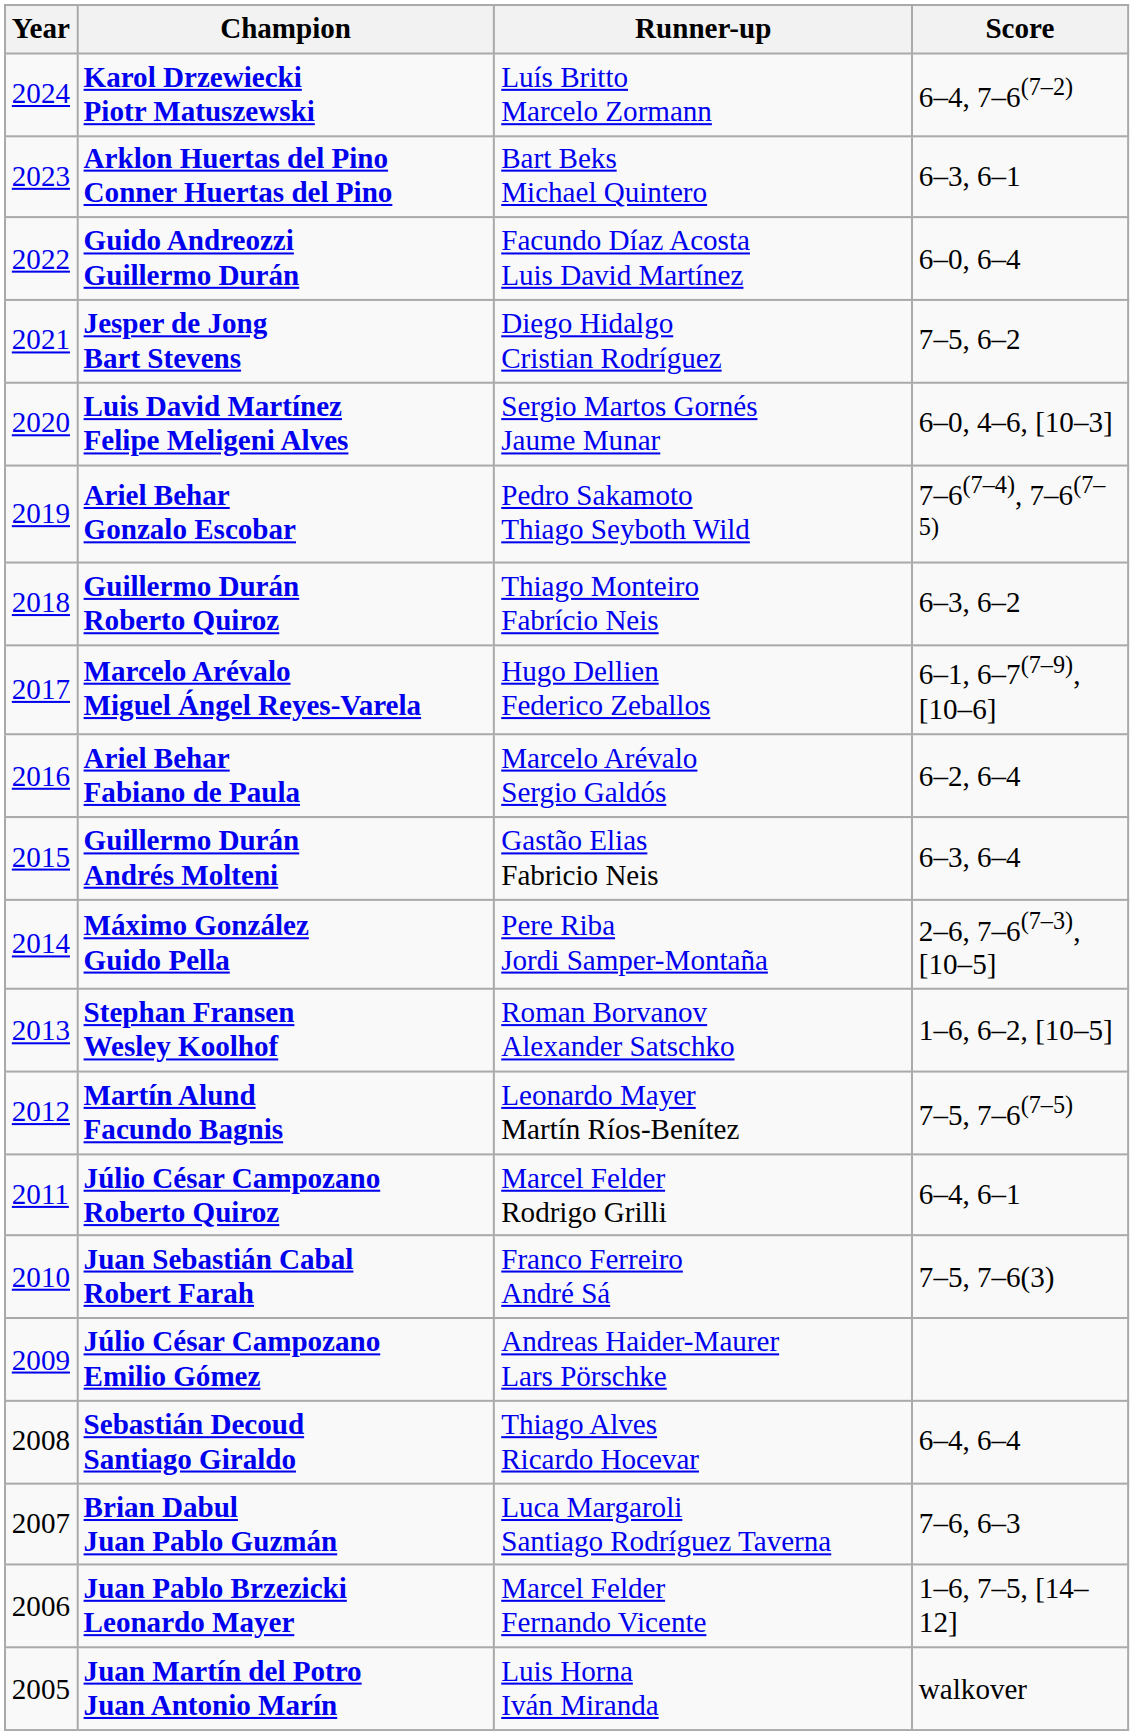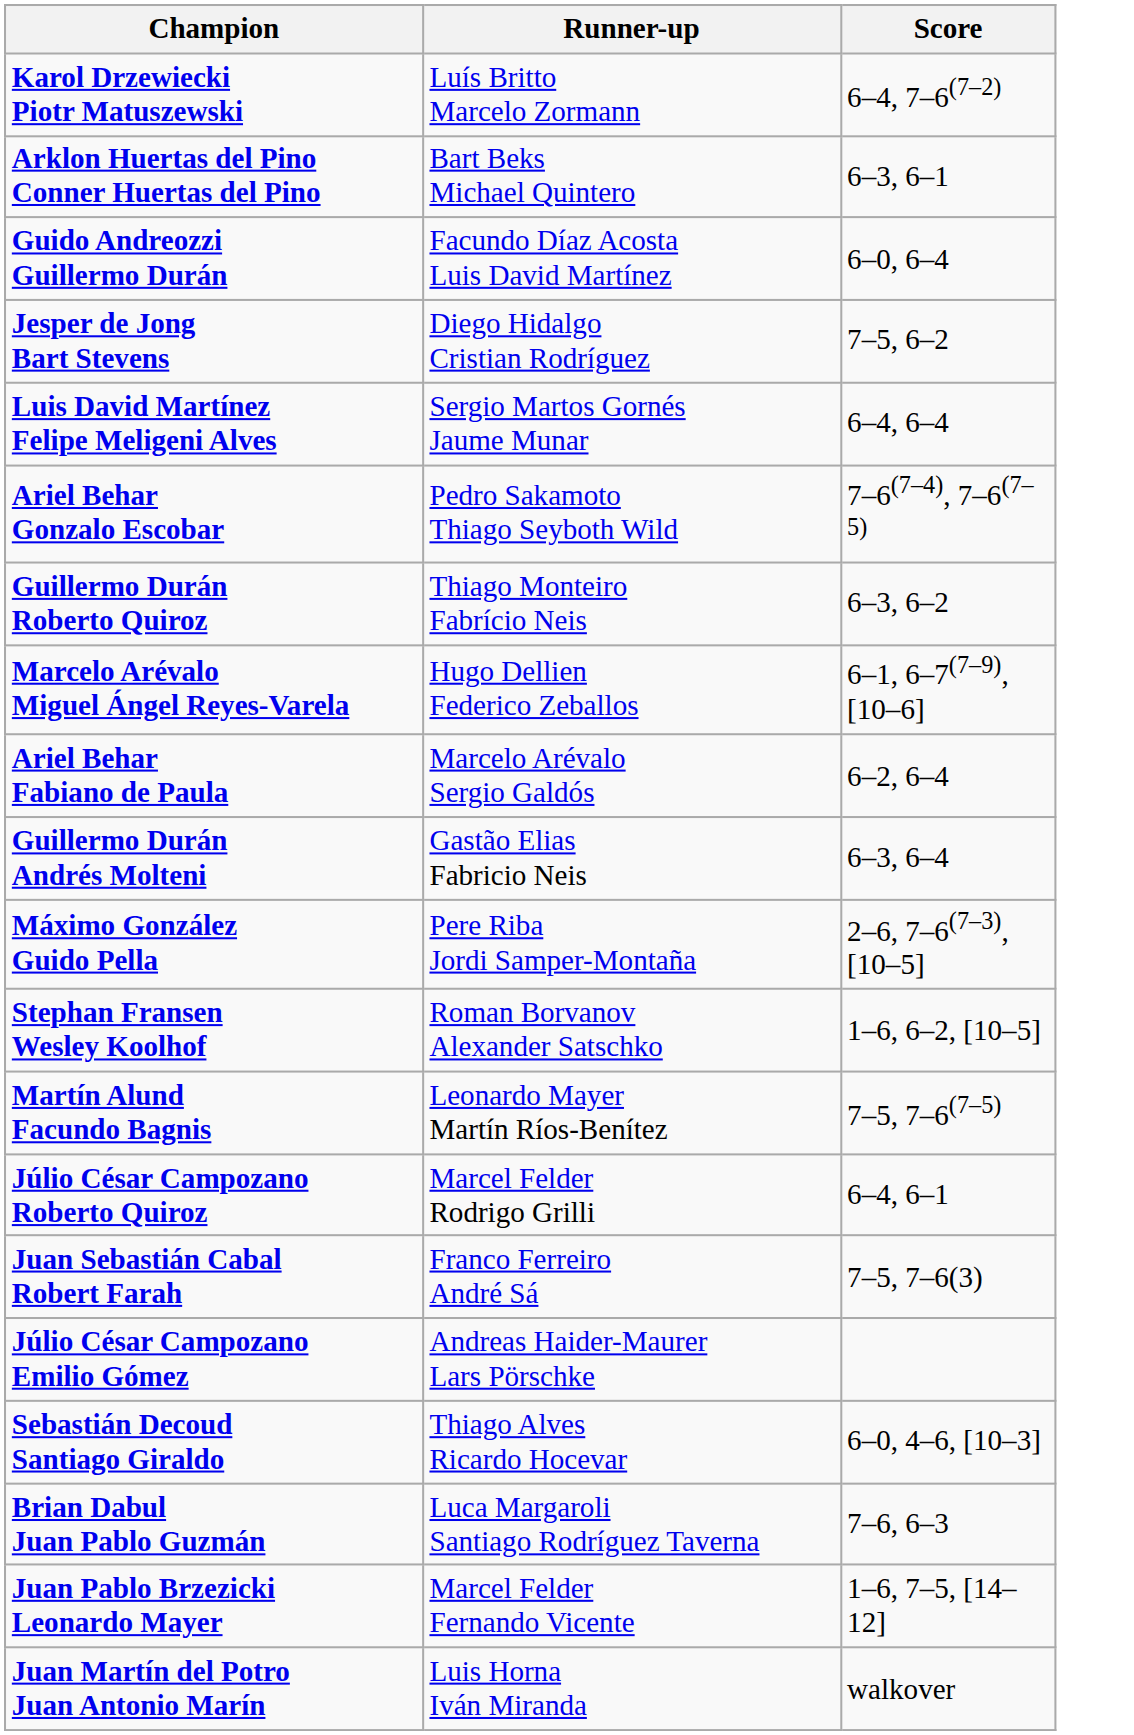- column: (41, 28)
(1016, 423) 6–0, 4–6, [10–3] -> (898, 423) 6–4, 6–4
(970, 1441) 6–4, 6–4 -> (944, 1441) 6–0, 4–6, [10–3]
